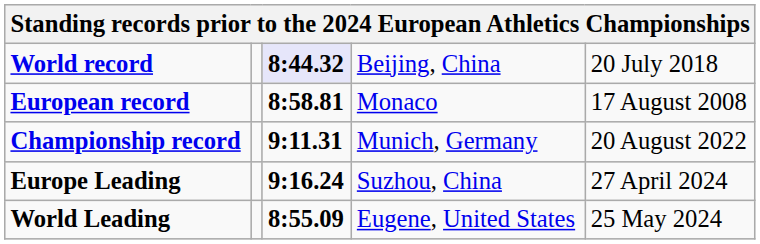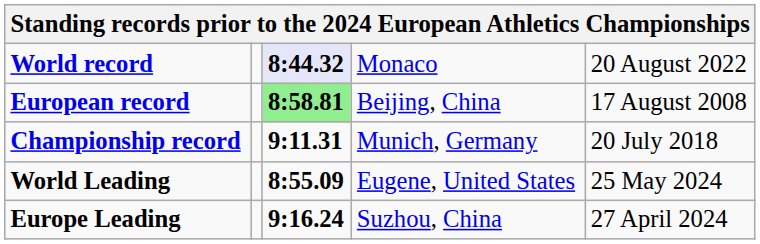(429, 63) Beijing, China -> (397, 63) Monaco
(654, 63) 20 July 2018 -> (669, 63) 20 August 2022
(306, 102) no background -> (306, 102) lightgreen background
(397, 102) Monaco -> (429, 102) Beijing, China
(669, 141) 20 August 2022 -> (654, 141) 20 July 2018
rows swapped: (90, 219) <-> (95, 180)
